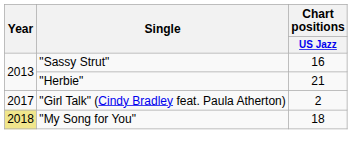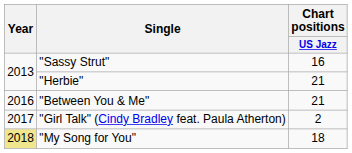+ row: (94, 100)
